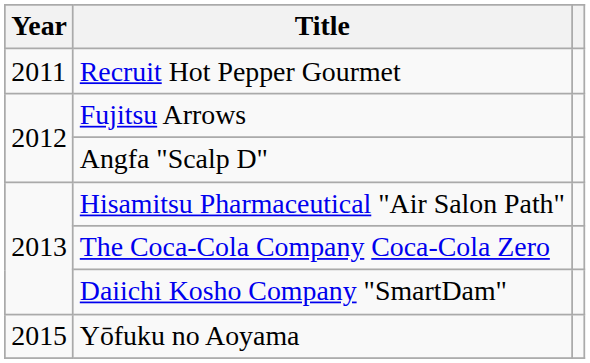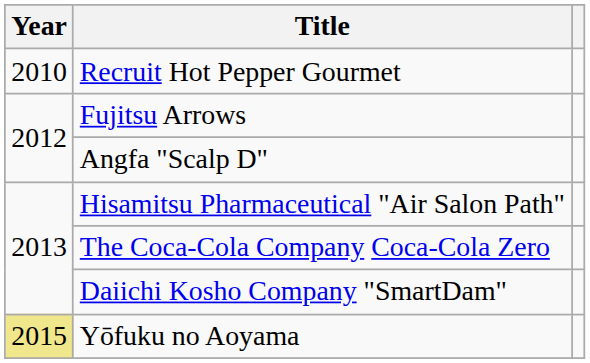(39, 70) 2011 -> (39, 70) 2010
(39, 335) no background -> (39, 335) khaki background
